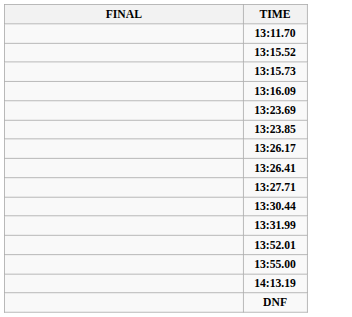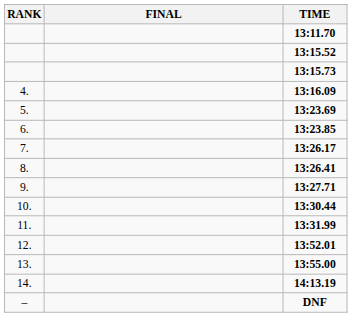+ column: (24, 14)
